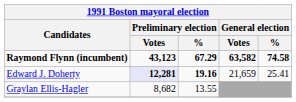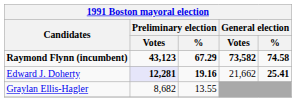(243, 58) 63,582 -> (243, 58) 73,582
(243, 74) 21,659 -> (243, 74) 21,662
(278, 74) normal -> (278, 74) bold
